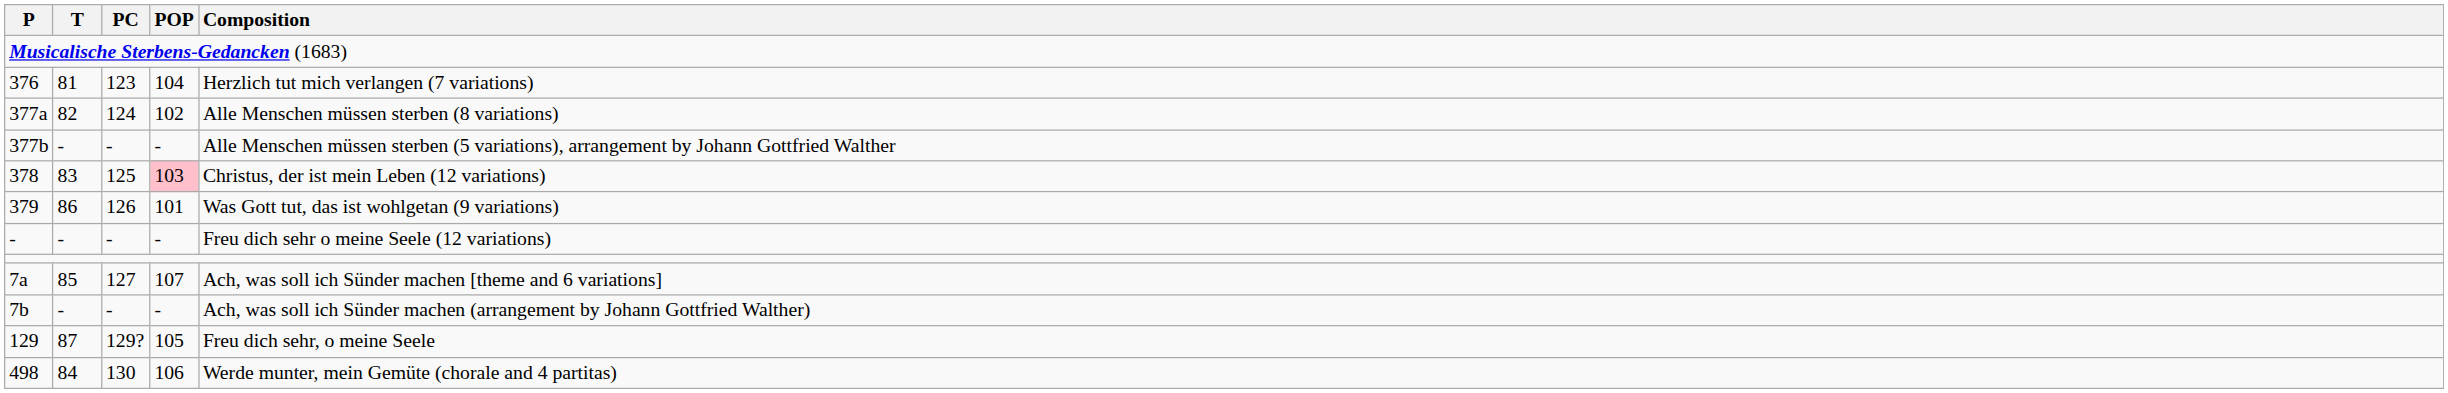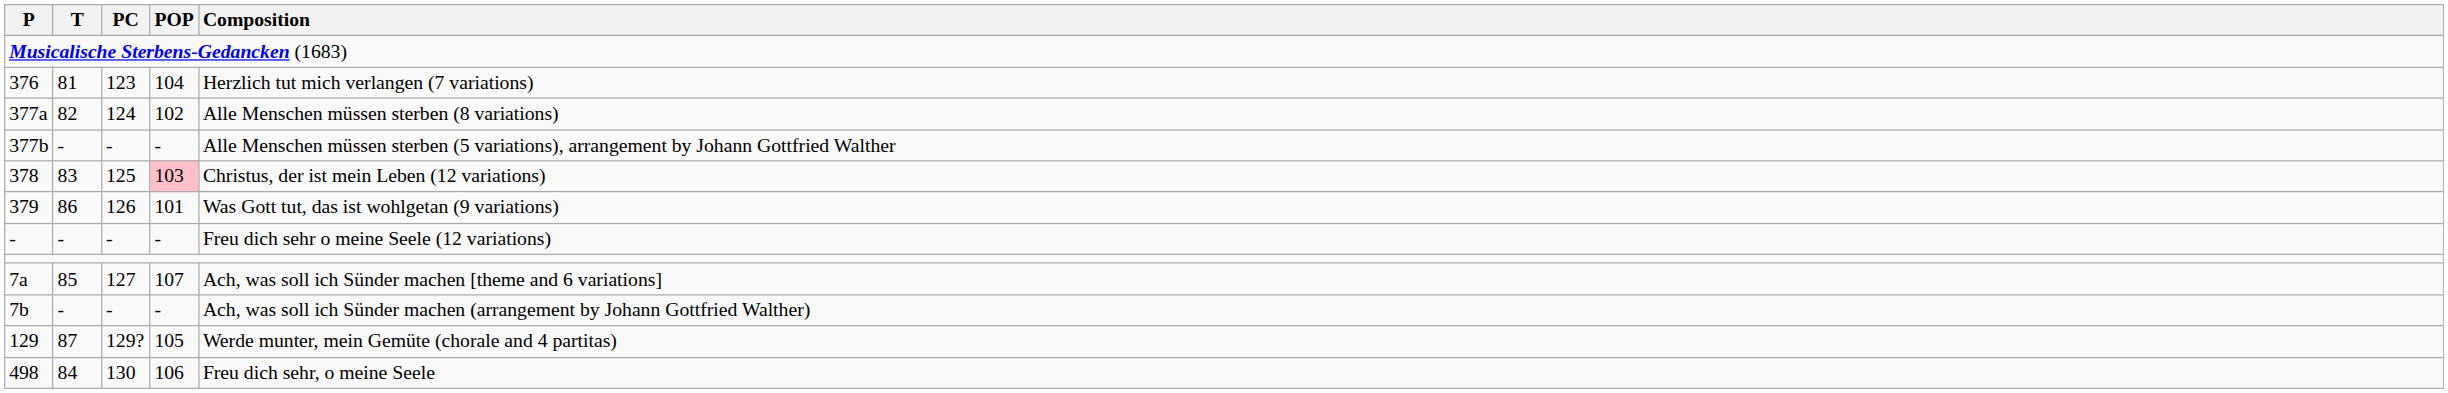(319, 341) Freu dich sehr, o meine Seele -> (410, 341) Werde munter, mein Gemüte (chorale and 4 partitas)
(410, 372) Werde munter, mein Gemüte (chorale and 4 partitas) -> (319, 372) Freu dich sehr, o meine Seele
